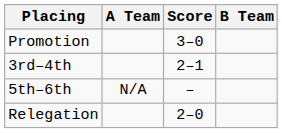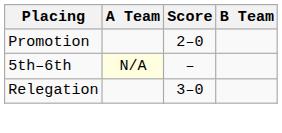(190, 41) 3–0 -> (190, 41) 2–0
- row: (40, 66)
(133, 91) no background -> (133, 66) lightyellow background
(190, 115) 2–0 -> (190, 91) 3–0
